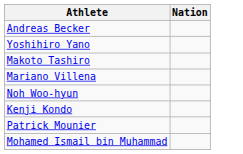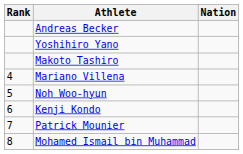+ column: (19, 12)
